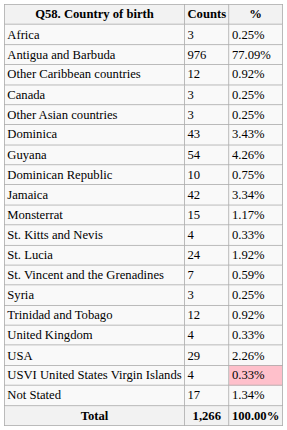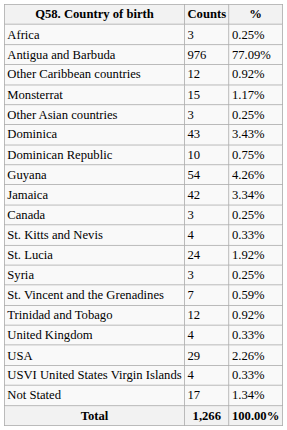rows swapped: (26, 94) <-> (35, 214)
rows swapped: (60, 174) <-> (27, 154)
rows swapped: (86, 275) <-> (21, 295)
(248, 375) pink background -> (248, 375) no background
